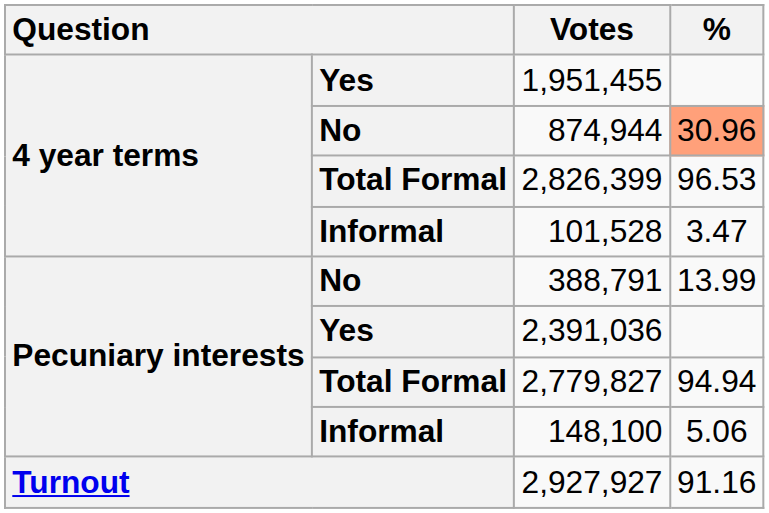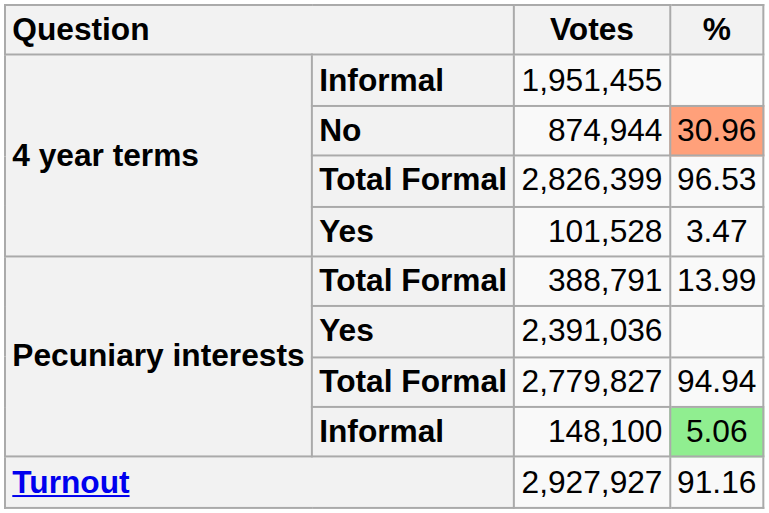(347, 79) Yes -> (382, 79) Informal
(382, 230) Informal -> (347, 230) Yes
(340, 280) No -> (413, 280) Total Formal
(717, 431) no background -> (717, 431) lightgreen background
